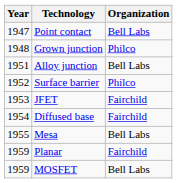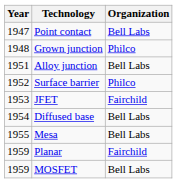(127, 117) Fairchild -> (129, 117) Bell Labs
